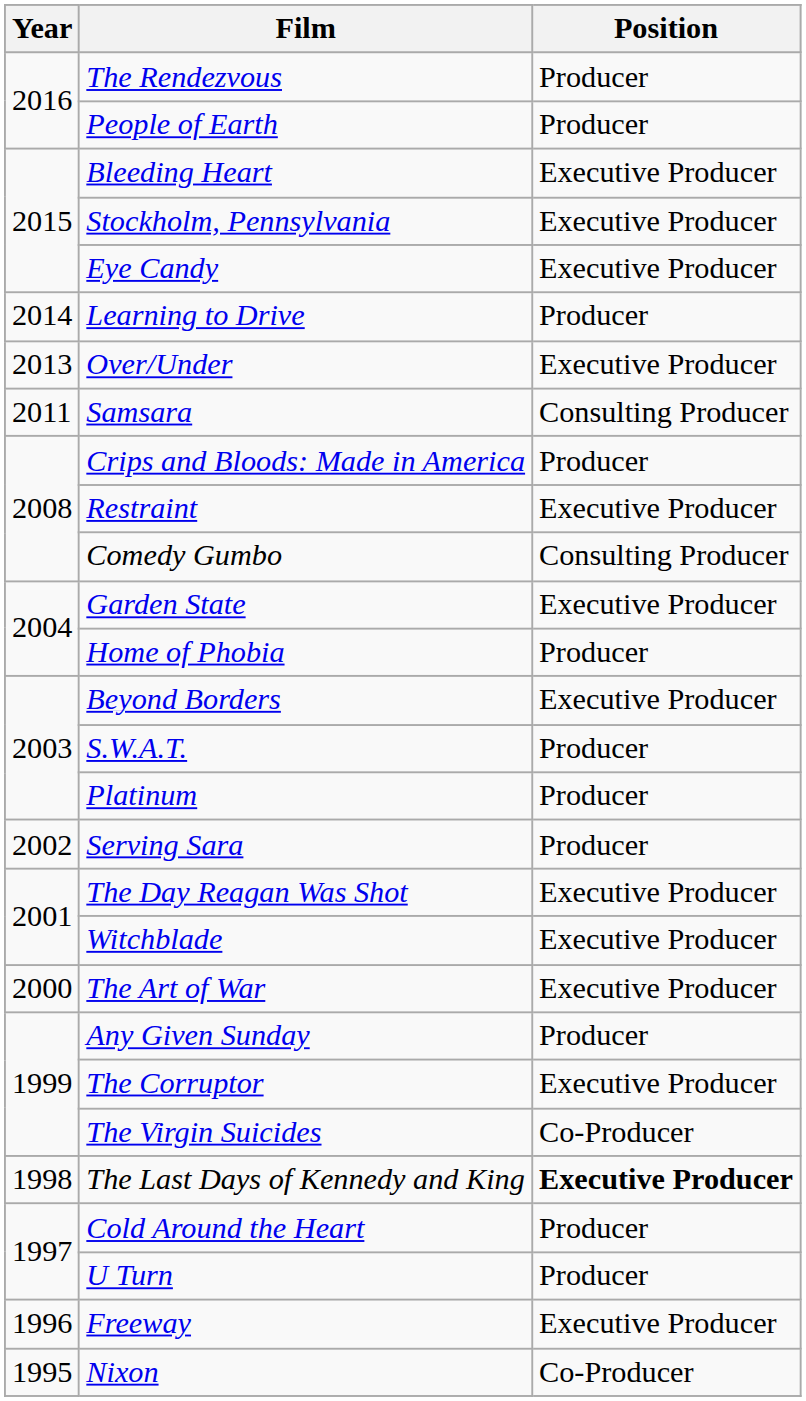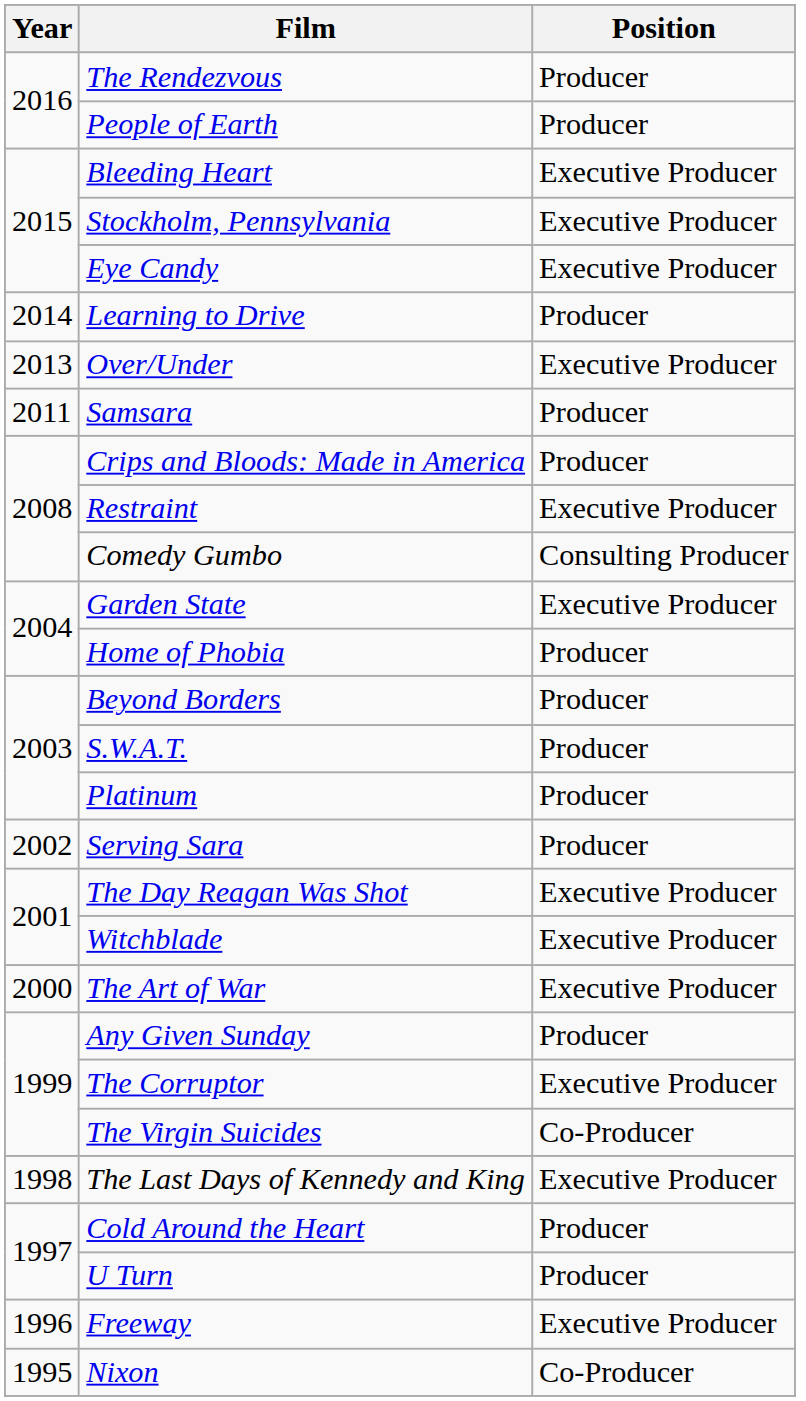(664, 412) Consulting Producer -> (594, 412) Producer
(658, 699) Executive Producer -> (594, 699) Producer
(666, 1179) bold -> (658, 1179) normal
